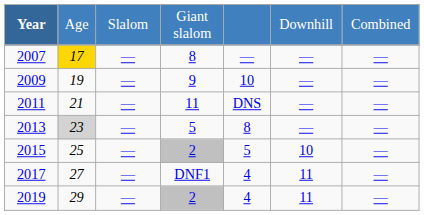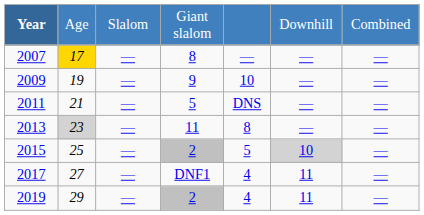(192, 104) 11 -> (192, 104) 5
(192, 127) 5 -> (192, 127) 11
(306, 151) no background -> (306, 151) lightgrey background
